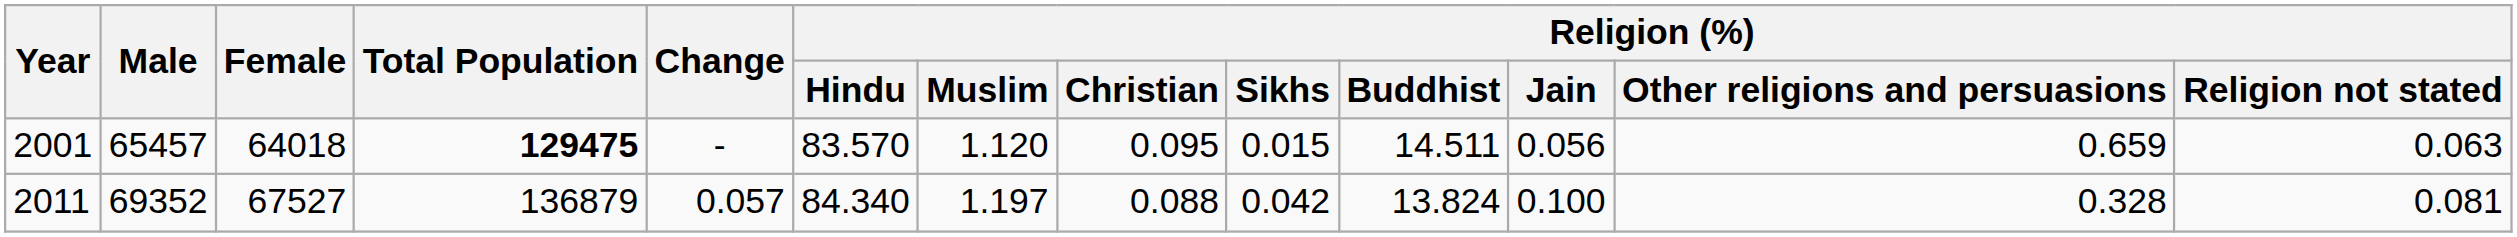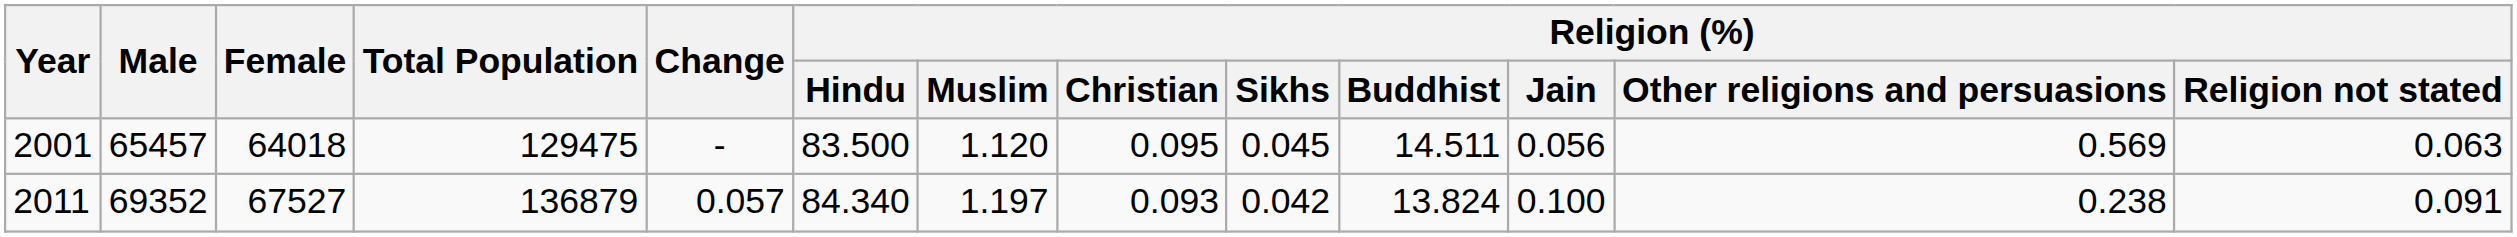(579, 145) bold -> (579, 145) normal
(856, 145) 83.570 -> (856, 145) 83.500
(1286, 145) 0.015 -> (1286, 145) 0.045
(2122, 145) 0.659 -> (2122, 145) 0.569
(1174, 201) 0.088 -> (1174, 201) 0.093
(2122, 201) 0.328 -> (2122, 201) 0.238
(2458, 201) 0.081 -> (2458, 201) 0.091
